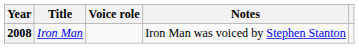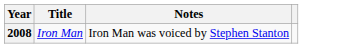- column: (114, 14)
